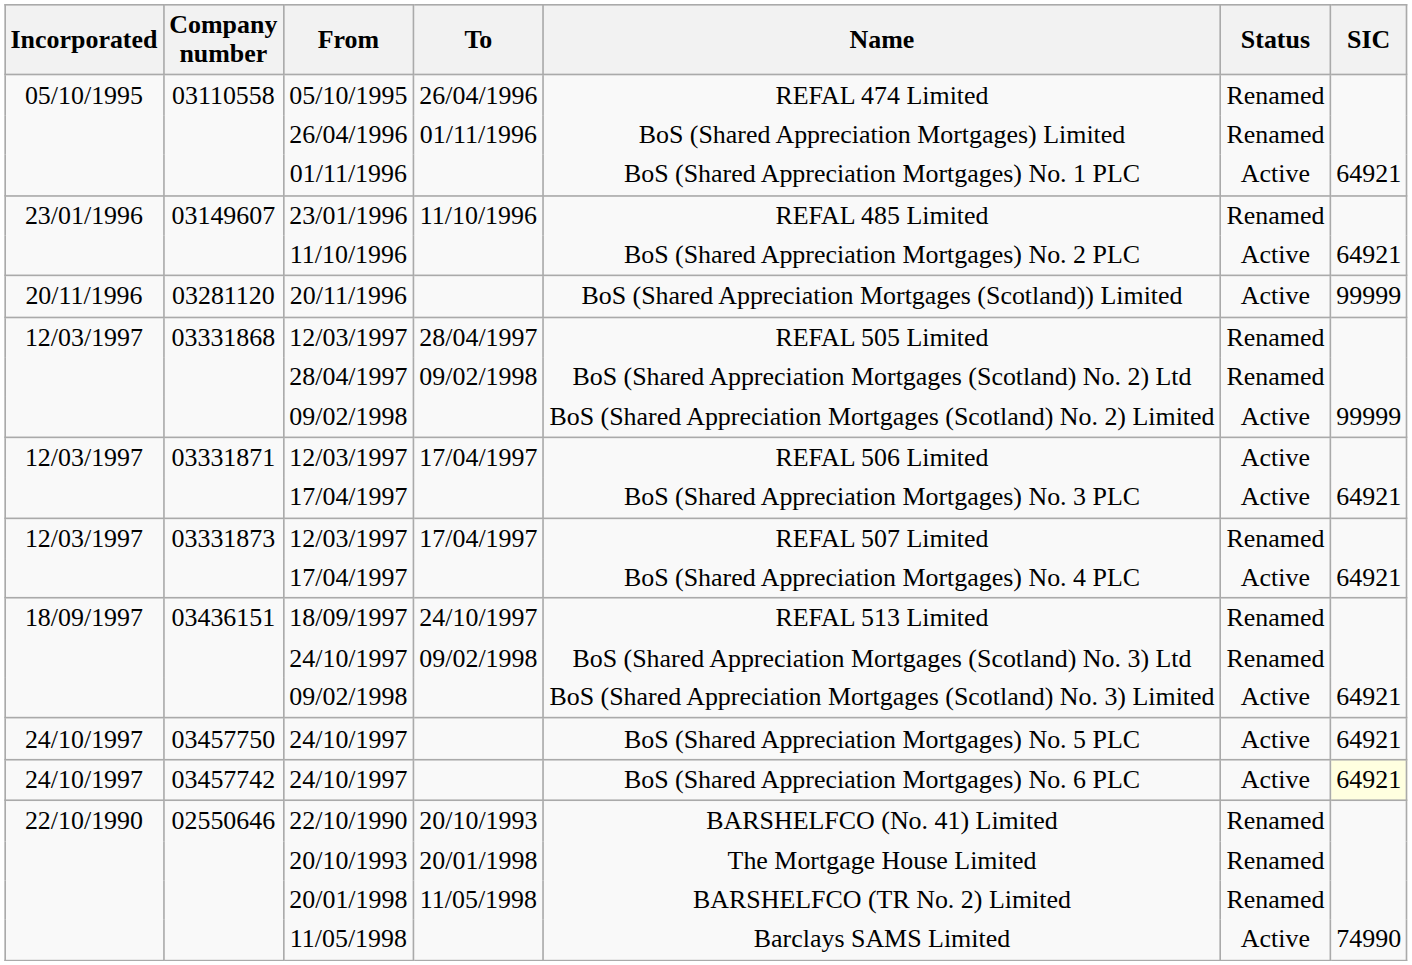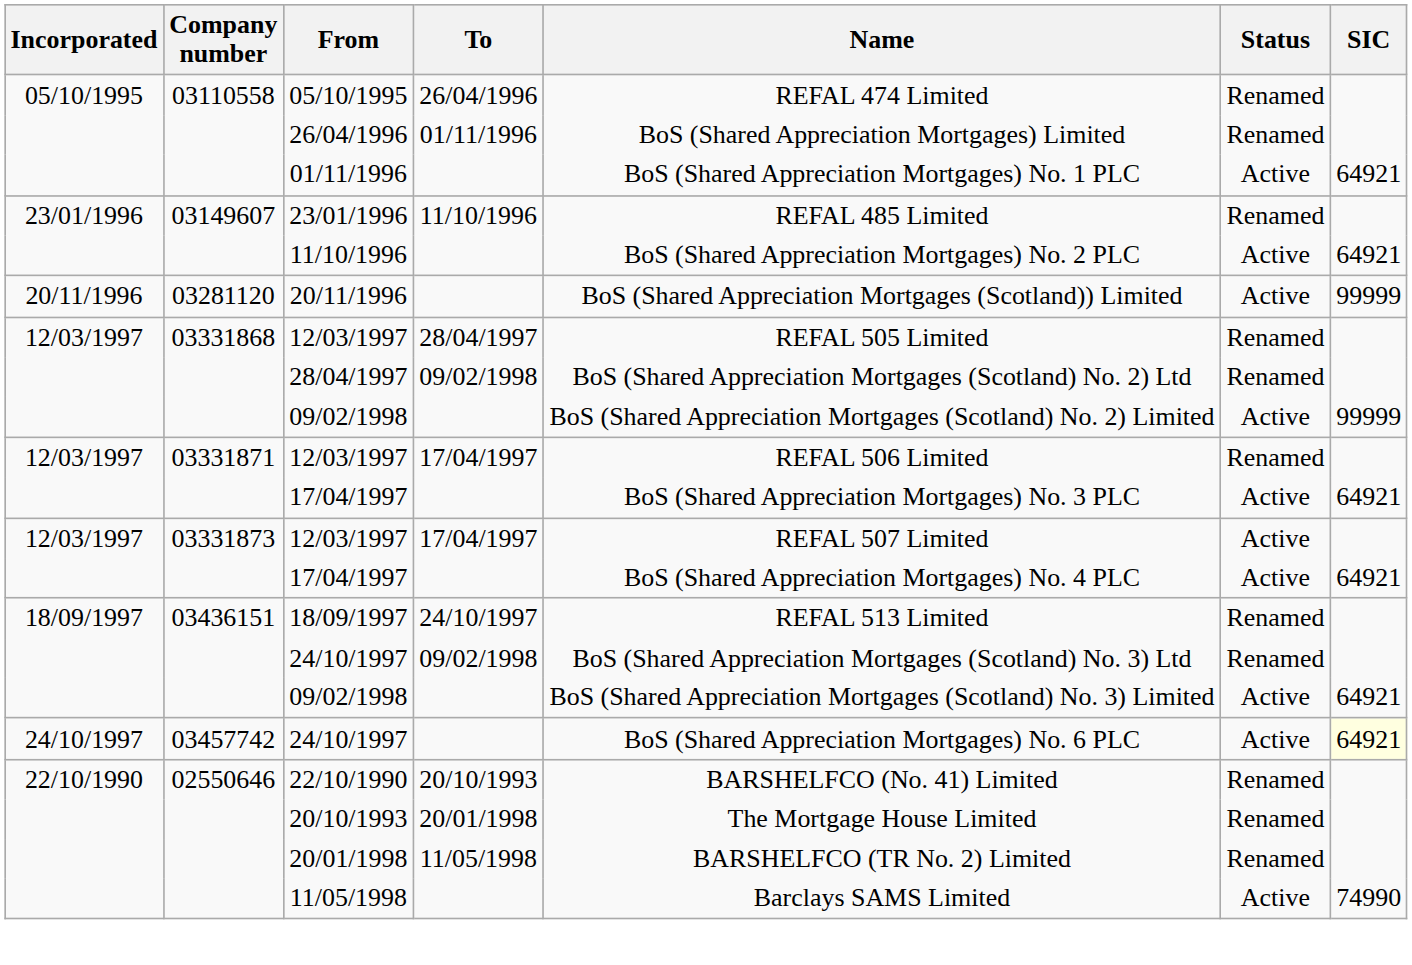(1275, 457) Active -> (1275, 457) Renamed
(1275, 537) Renamed -> (1275, 537) Active
- row: (223, 738)
